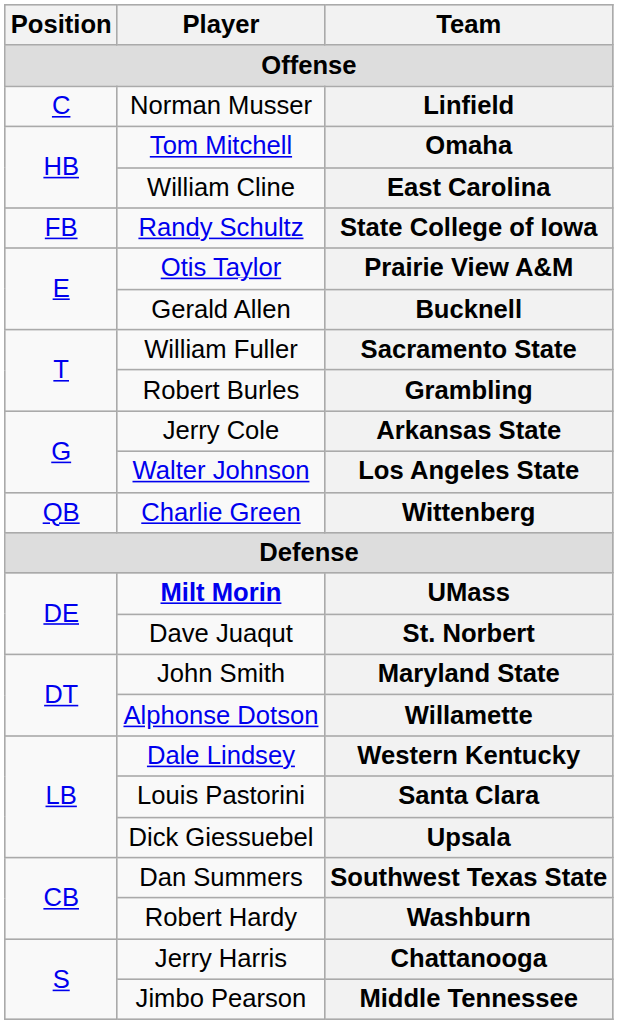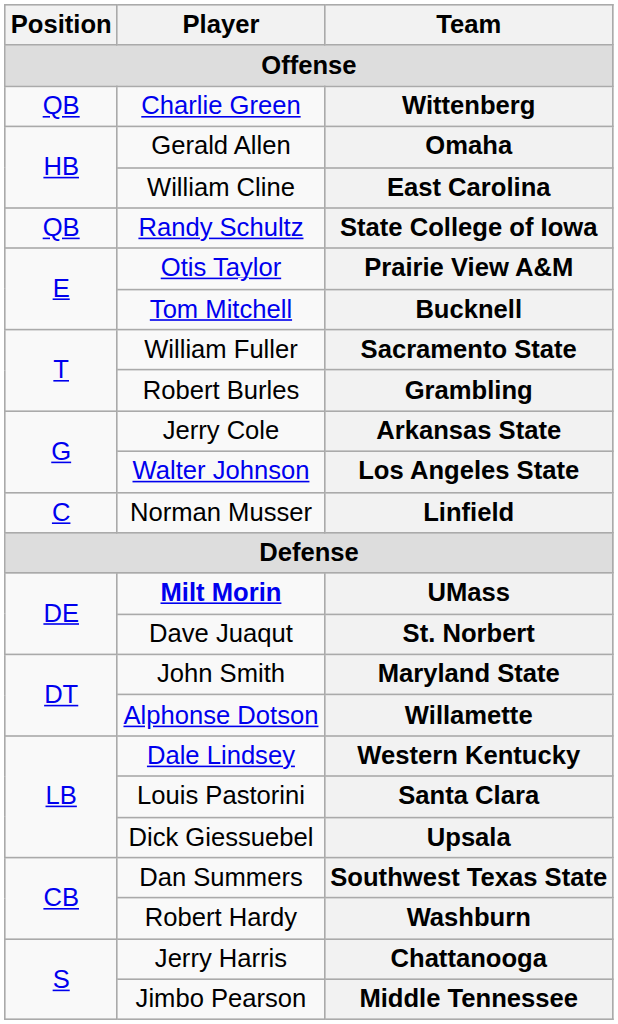rows swapped: (469, 512) <-> (469, 106)
(221, 146) Tom Mitchell -> (221, 146) Gerald Allen
(61, 227) FB -> (61, 227) QB
(221, 308) Gerald Allen -> (221, 308) Tom Mitchell
